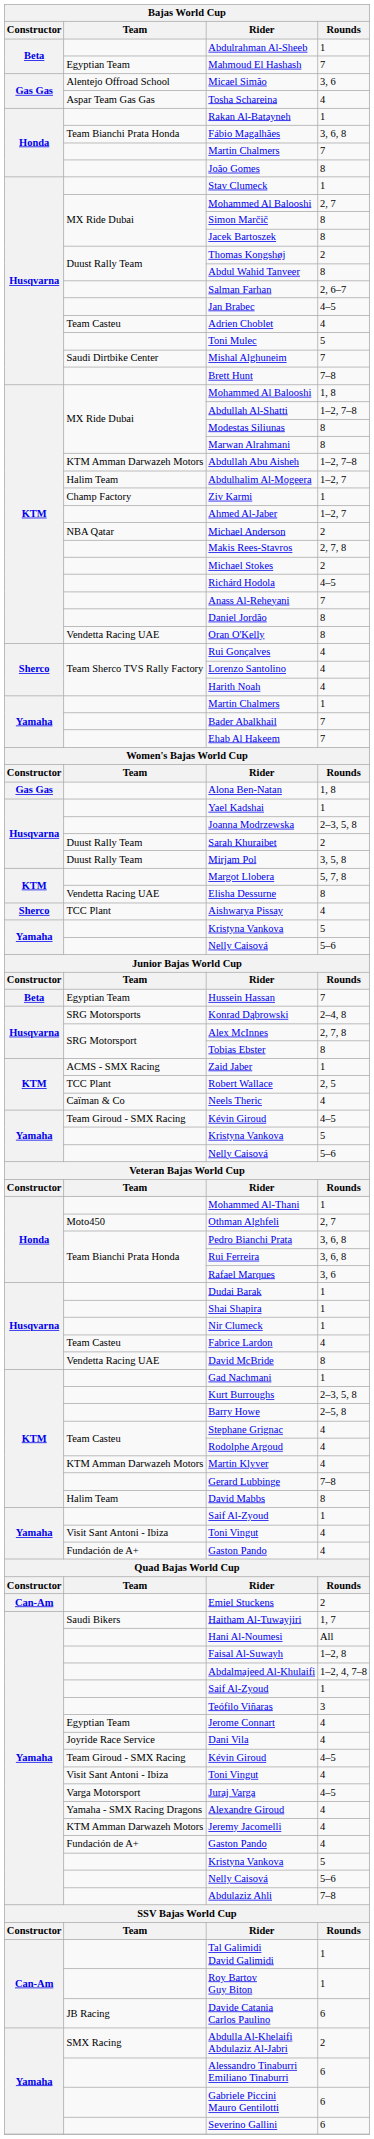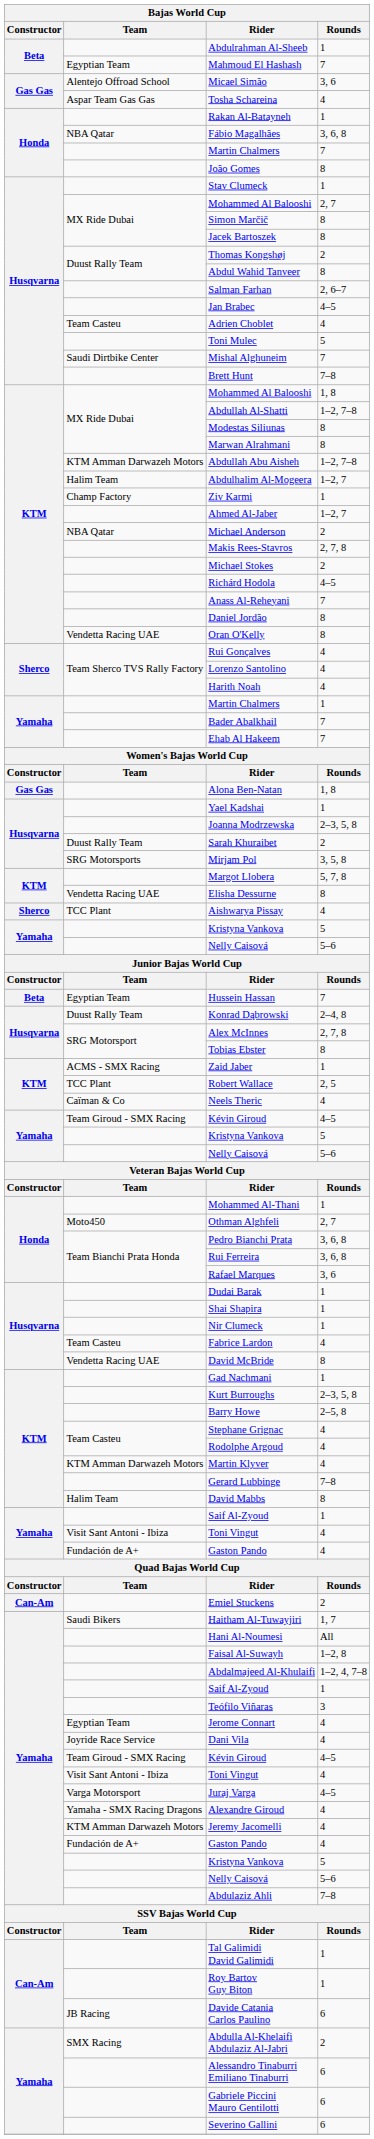(123, 133) Team Bianchi Prata Honda -> (90, 133) NBA Qatar
(104, 859) Duust Rally Team -> (104, 859) SRG Motorsports
(104, 1014) SRG Motorsports -> (104, 1014) Duust Rally Team
